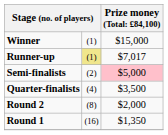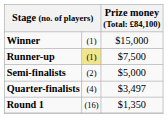(132, 56) $7,017 -> (132, 56) $7,500
(132, 72) pink background -> (132, 72) no background
(132, 89) $3,500 -> (132, 89) $3,497
- row: (25, 105)
